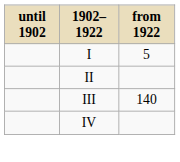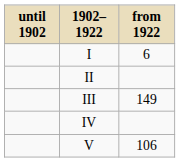(147, 55) 5 -> (147, 55) 6
(147, 100) 140 -> (147, 100) 149
+ row: (89, 145)
